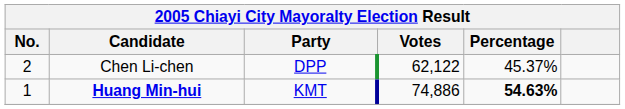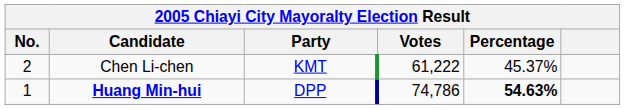(310, 66) DPP -> (310, 66) KMT
(436, 66) 62,122 -> (436, 66) 61,222
(310, 91) KMT -> (310, 91) DPP
(436, 91) 74,886 -> (436, 91) 74,786
